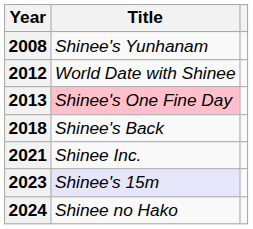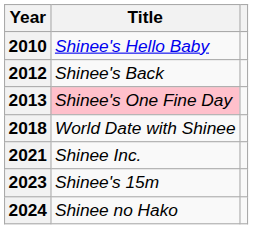- row: (28, 45)
+ row: (28, 45)
(145, 73) World Date with Shinee -> (109, 73) Shinee's Back
(109, 127) Shinee's Back -> (145, 127) World Date with Shinee
(107, 182) lavender background -> (107, 182) no background
